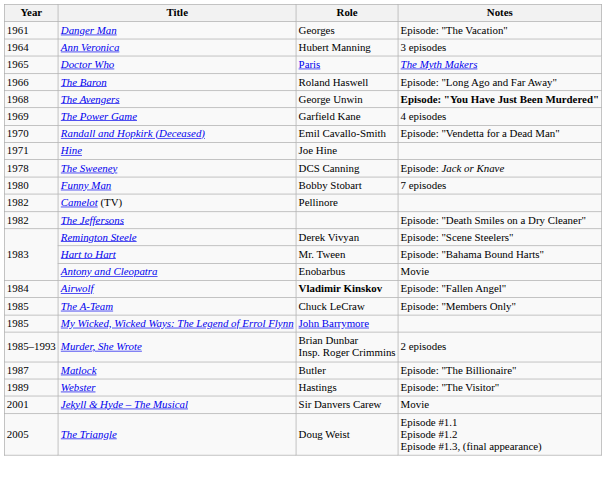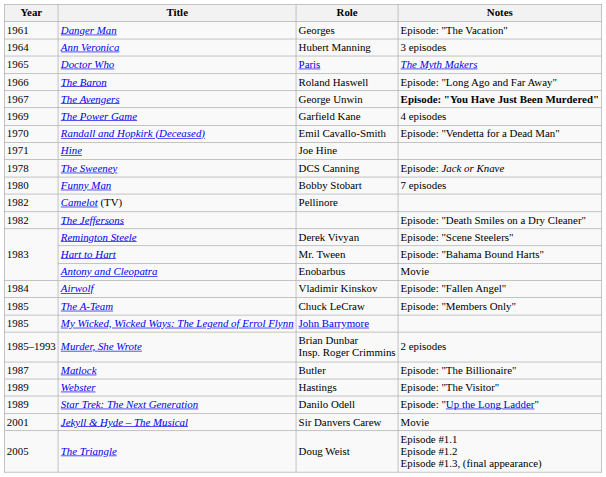(18, 99) 1968 -> (18, 99) 1967
(340, 289) bold -> (338, 289) normal
+ row: (130, 404)
